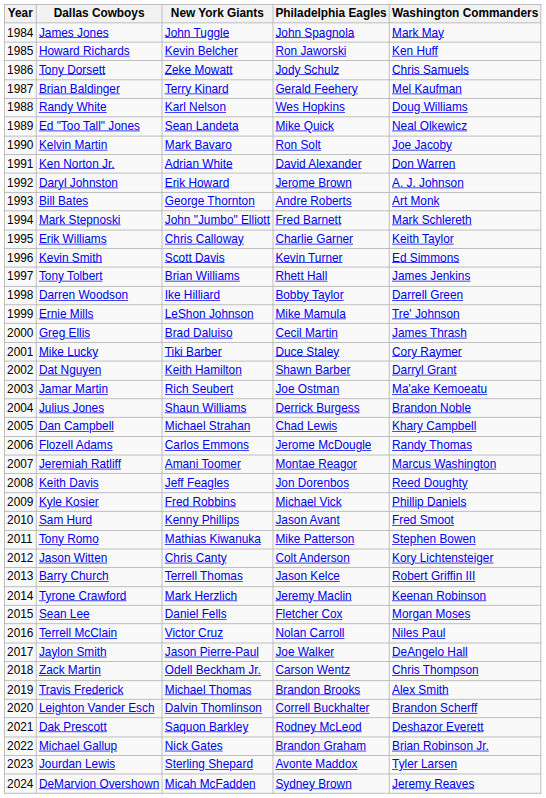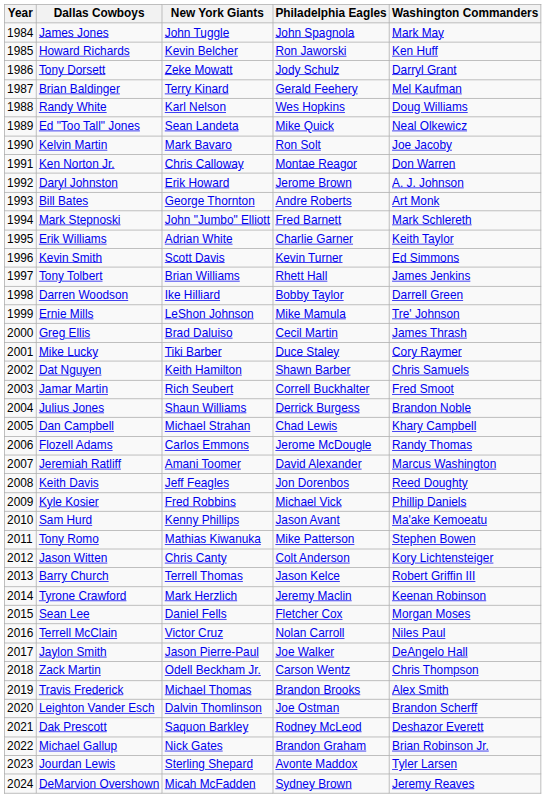(431, 70) Chris Samuels -> (424, 70) Darryl Grant
(199, 164) Adrian White -> (204, 164) Chris Calloway
(318, 164) David Alexander -> (316, 164) Montae Reagor
(204, 239) Chris Calloway -> (199, 239) Adrian White
(424, 370) Darryl Grant -> (431, 370) Chris Samuels
(307, 389) Joe Ostman -> (322, 389) Correll Buckhalter
(440, 389) Ma'ake Kemoeatu -> (423, 389) Fred Smoot
(316, 464) Montae Reagor -> (318, 464) David Alexander
(423, 520) Fred Smoot -> (440, 520) Ma'ake Kemoeatu
(322, 708) Correll Buckhalter -> (307, 708) Joe Ostman
